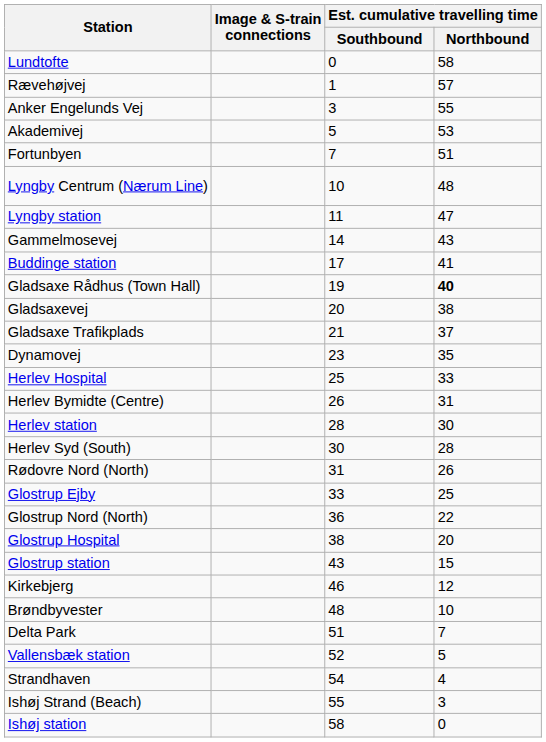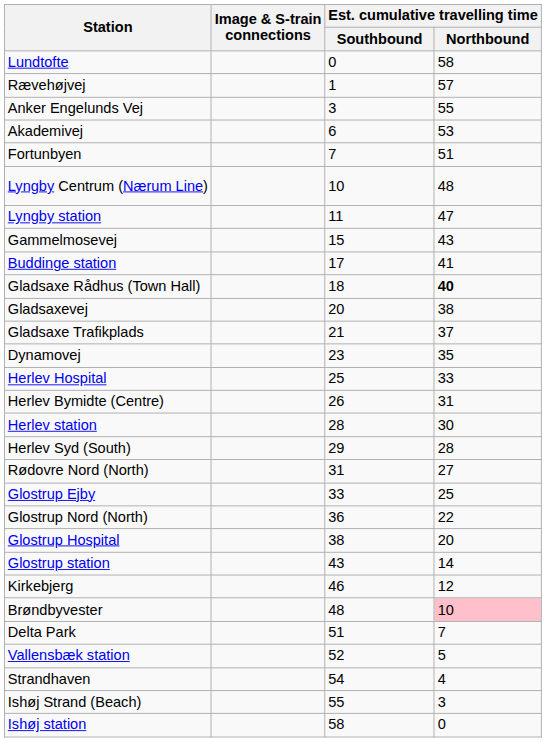(332, 131) 5 -> (332, 131) 6
(336, 240) 14 -> (336, 240) 15
(336, 286) 19 -> (336, 286) 18
(336, 448) 30 -> (336, 448) 29
(446, 471) 26 -> (446, 471) 27
(446, 563) 15 -> (446, 563) 14
(446, 609) no background -> (446, 609) pink background
